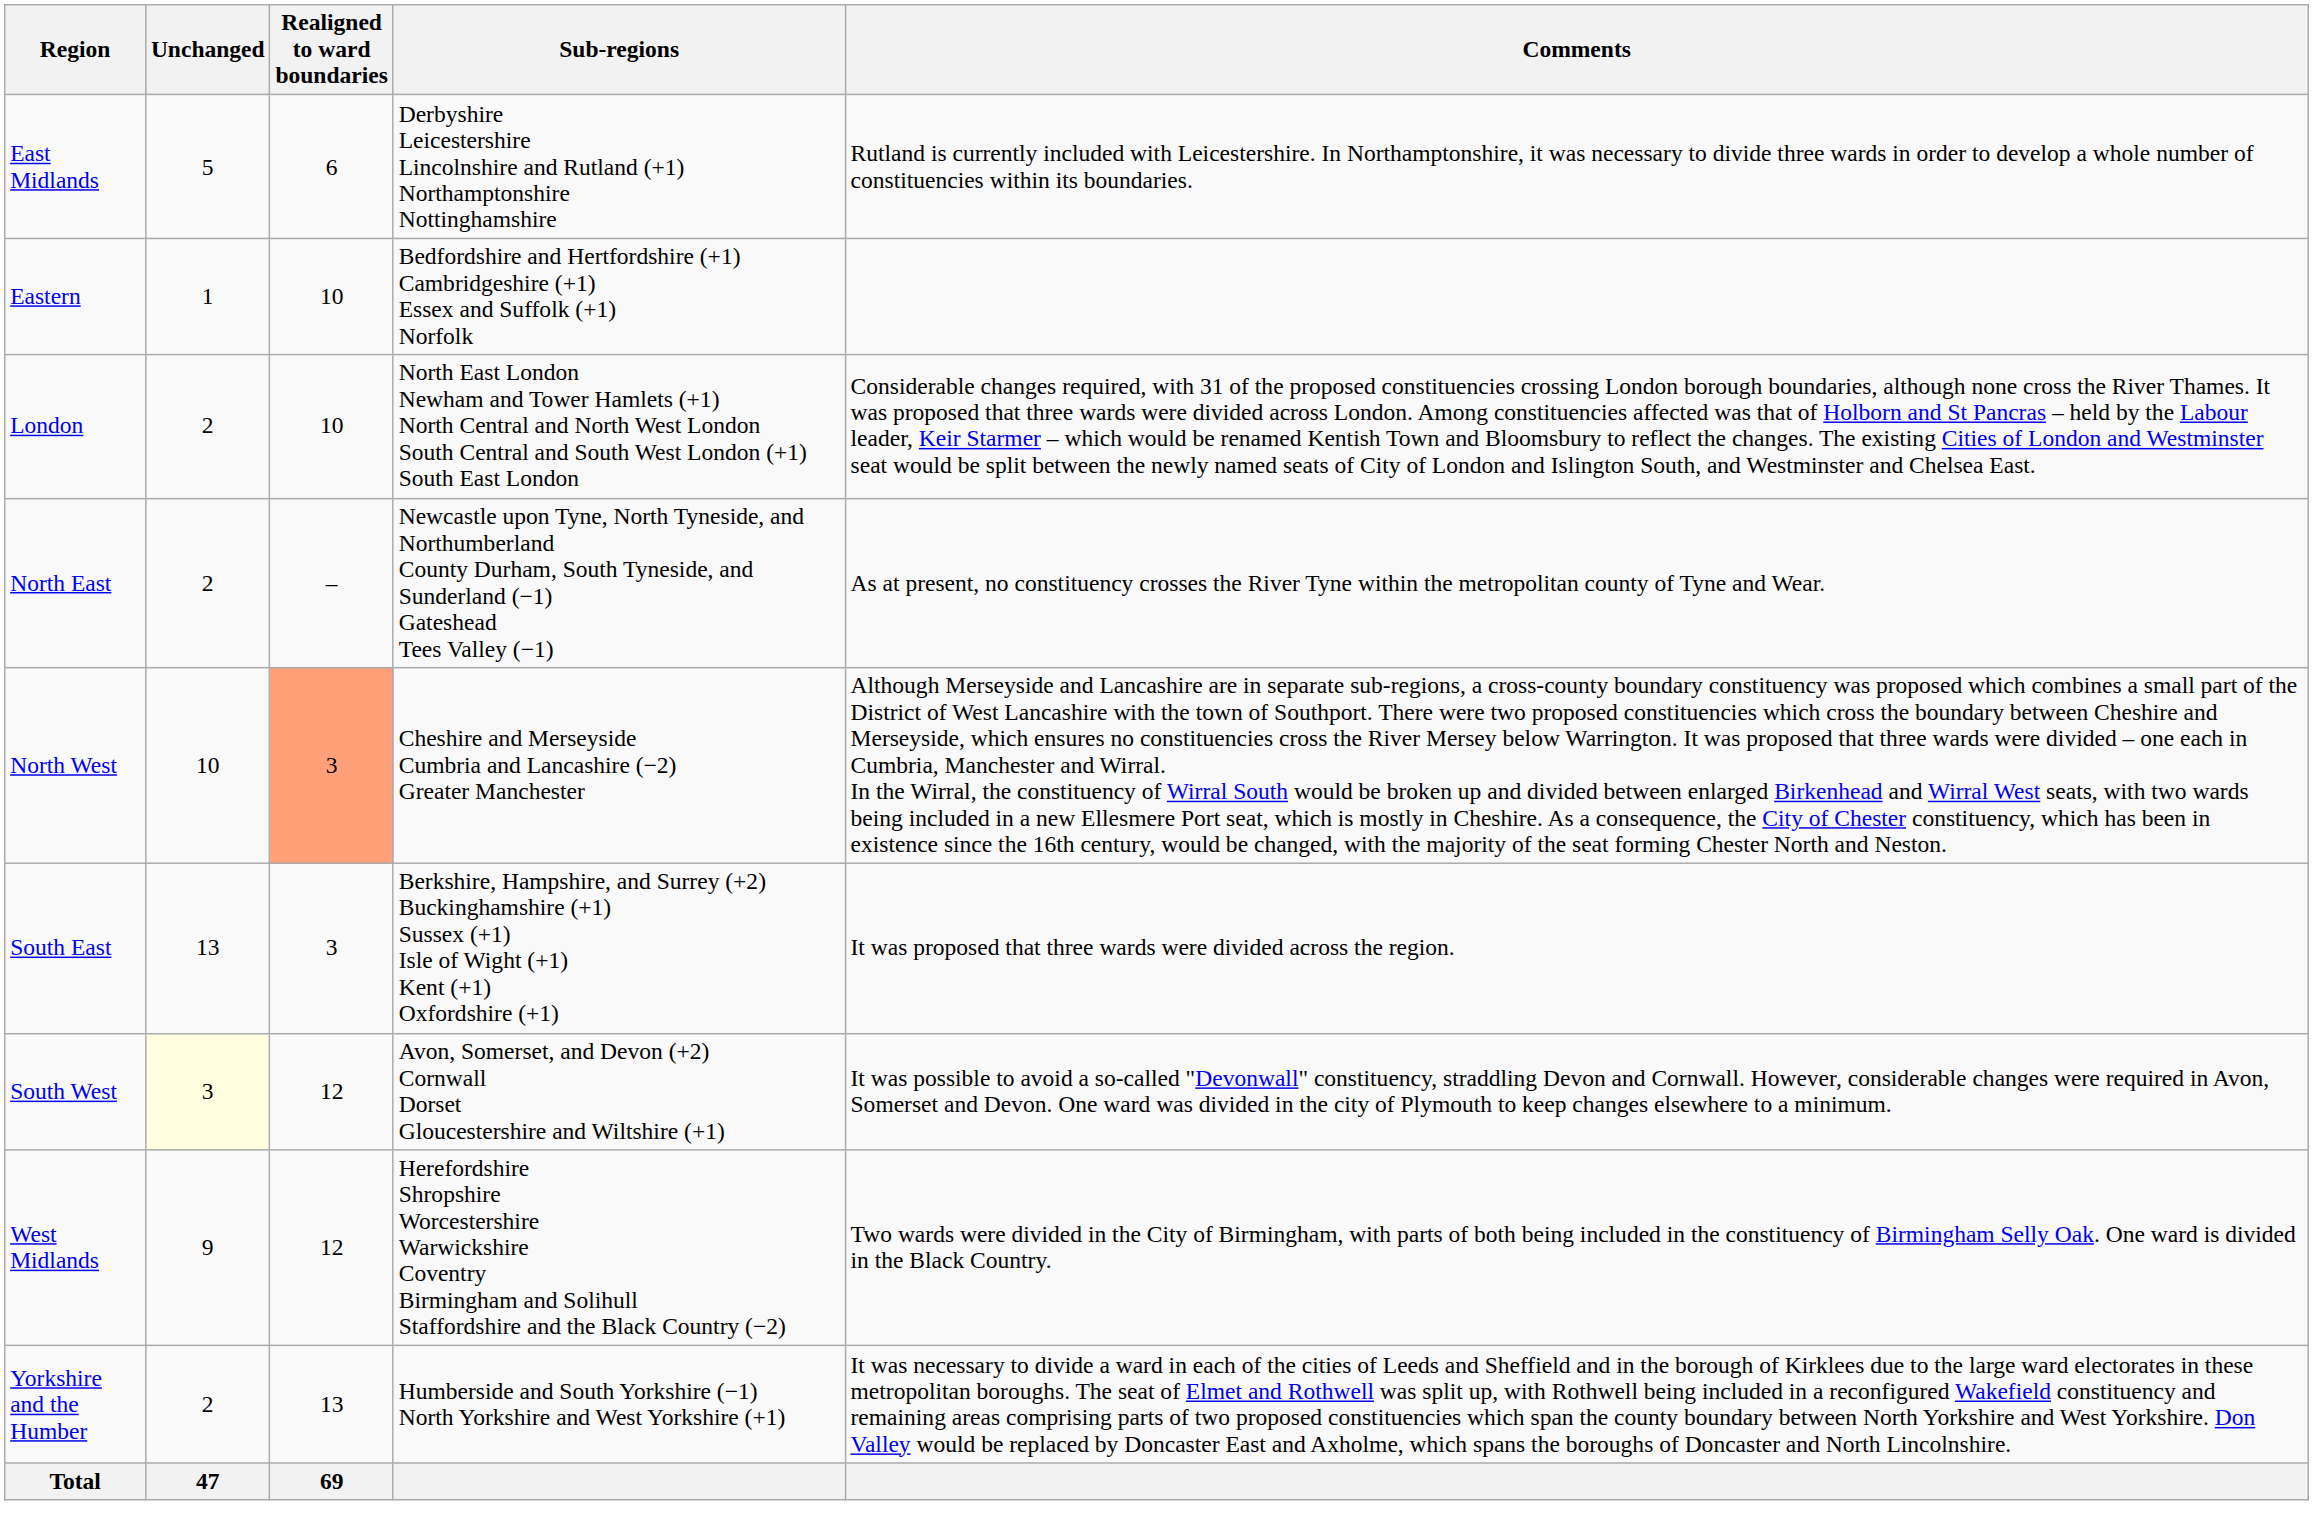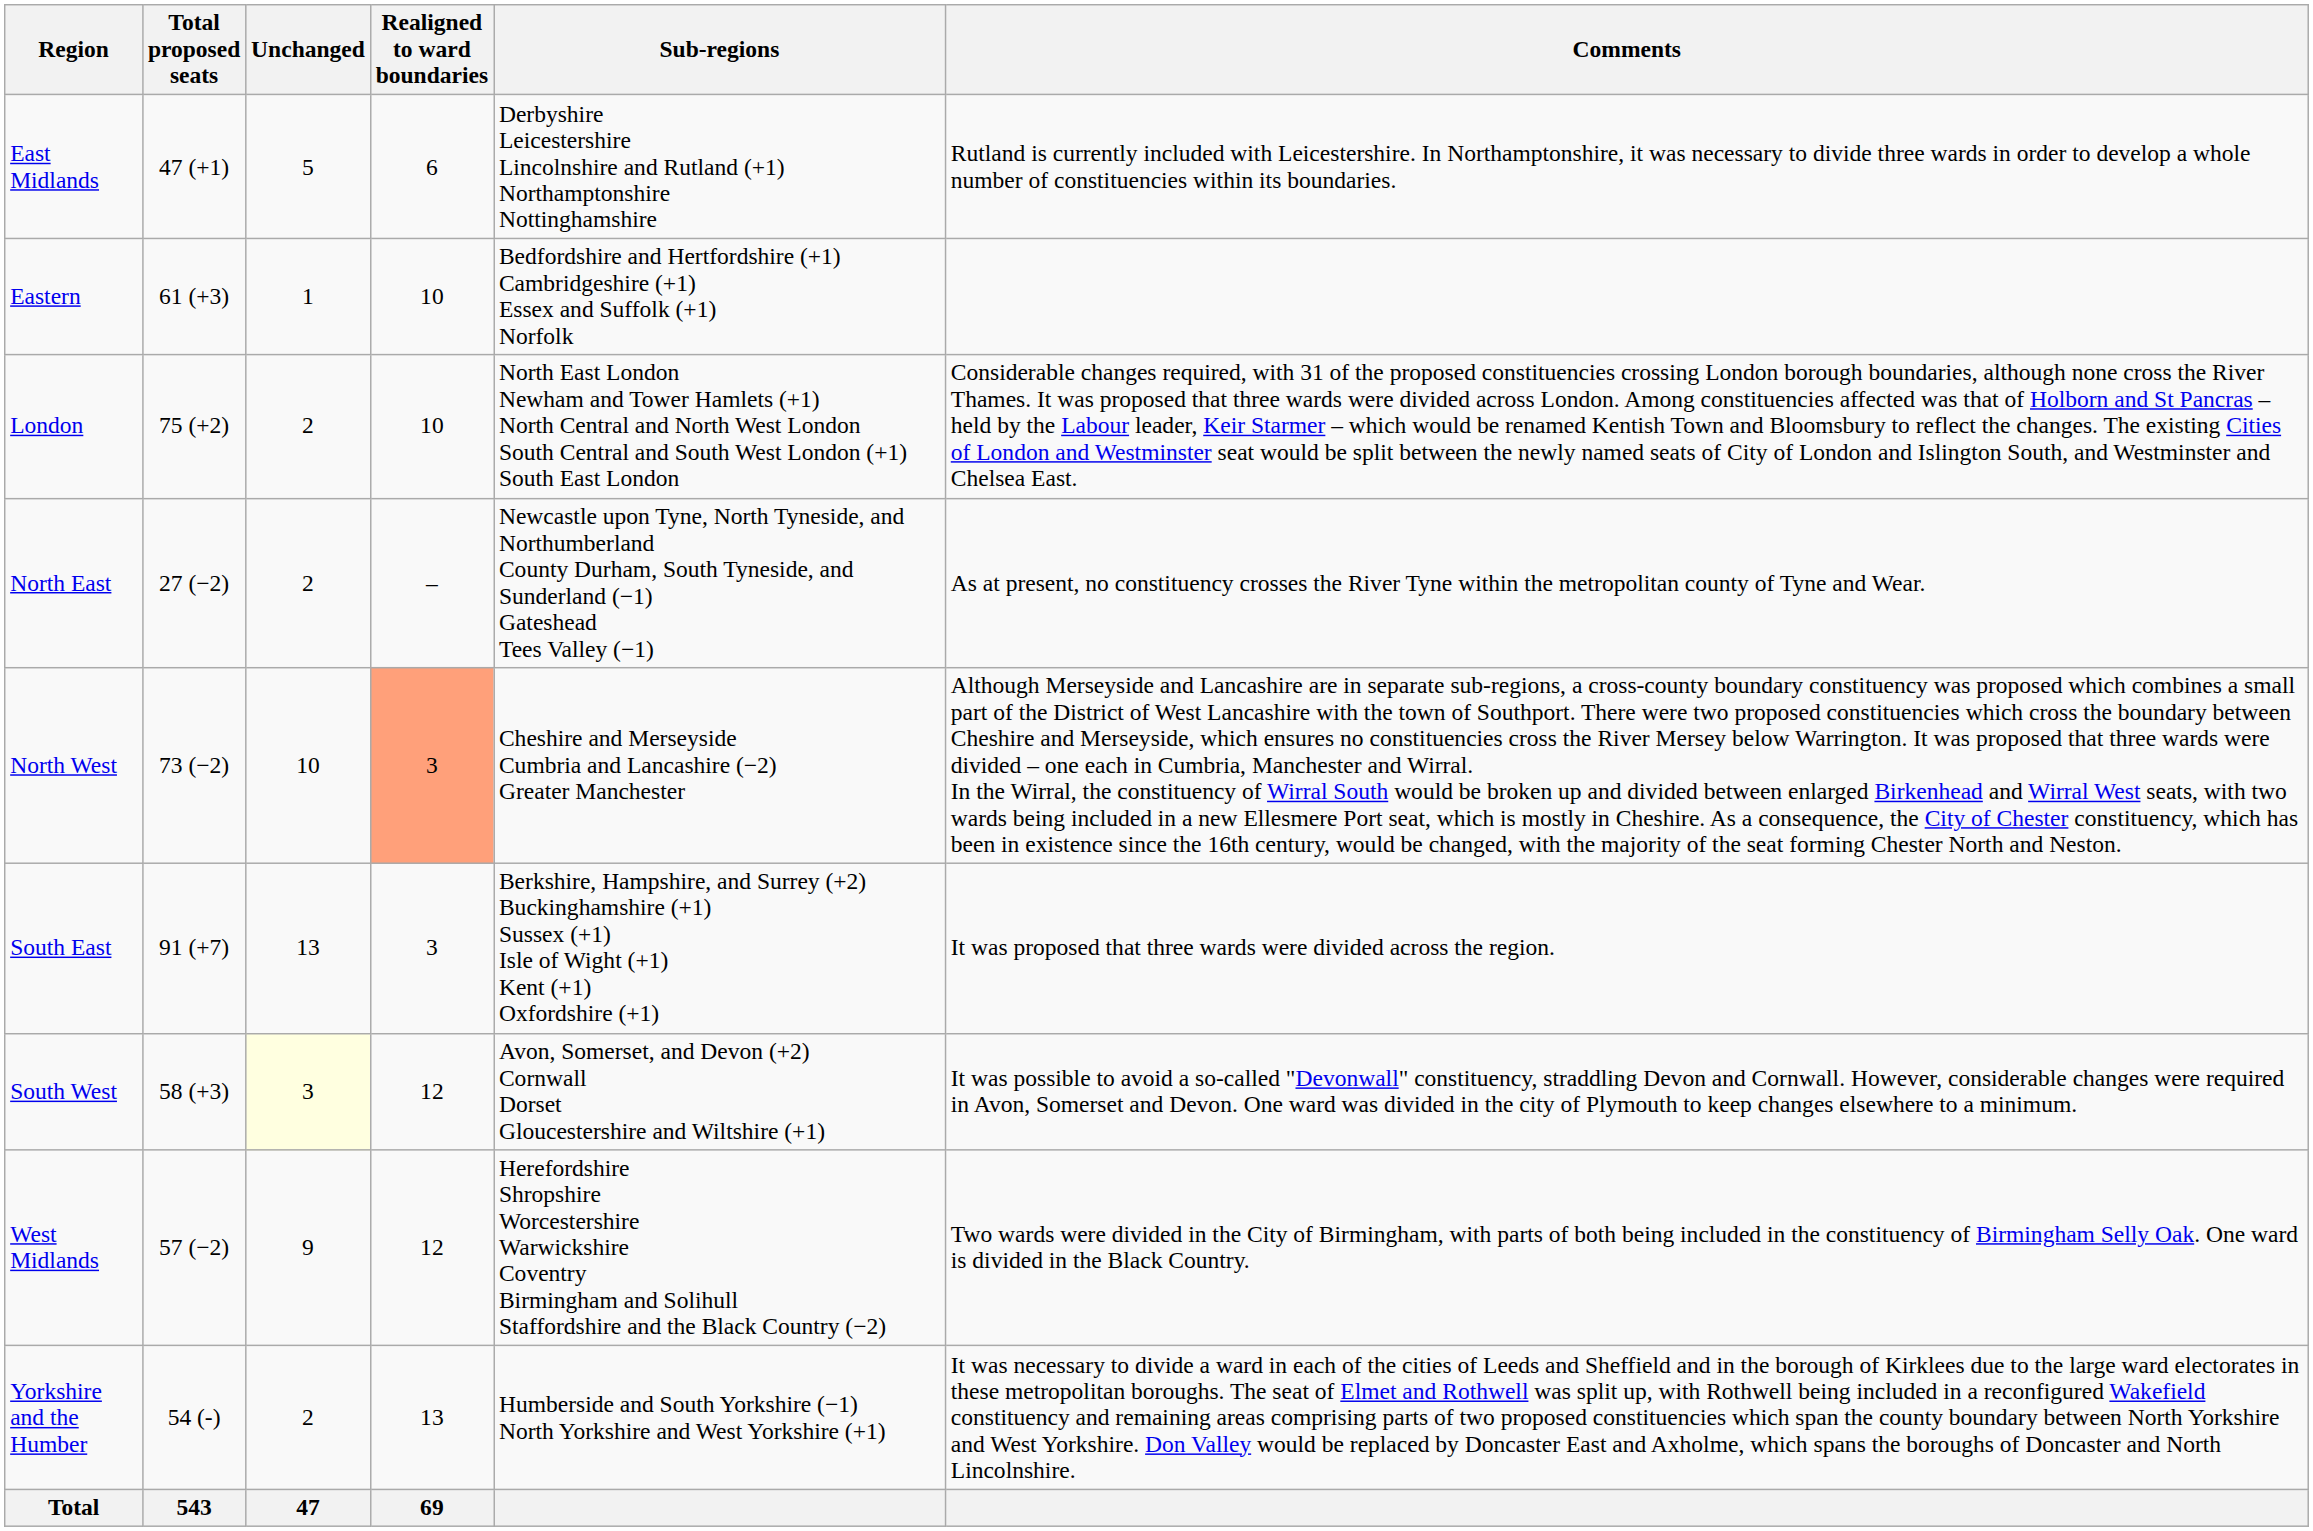+ column: (194, 49)
